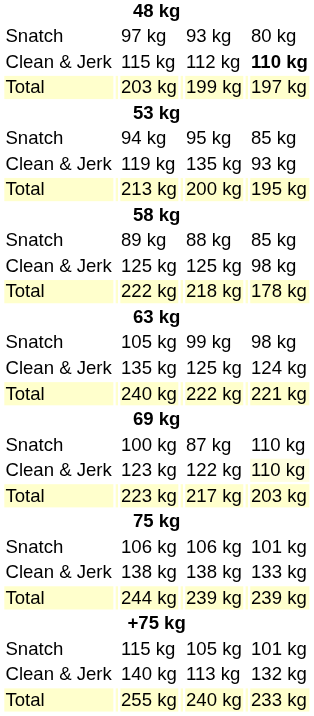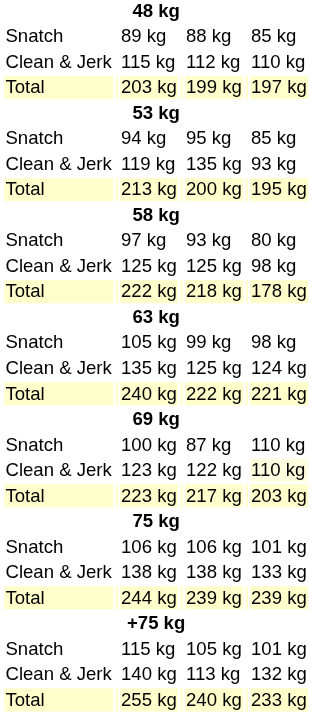rows swapped: (34, 240) <-> (34, 36)
(279, 61) bold -> (278, 61) normal
